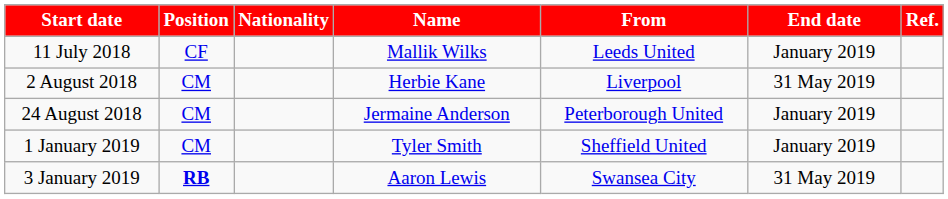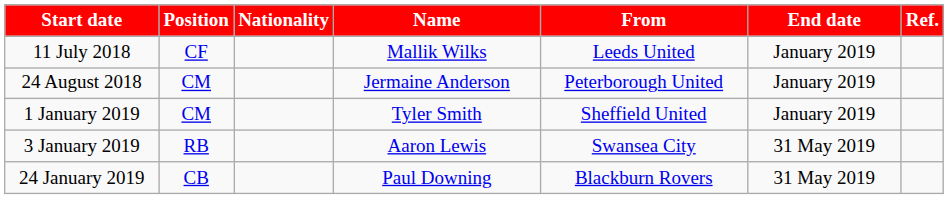- row: (82, 83)
(196, 177) bold -> (196, 145) normal
+ row: (82, 177)
